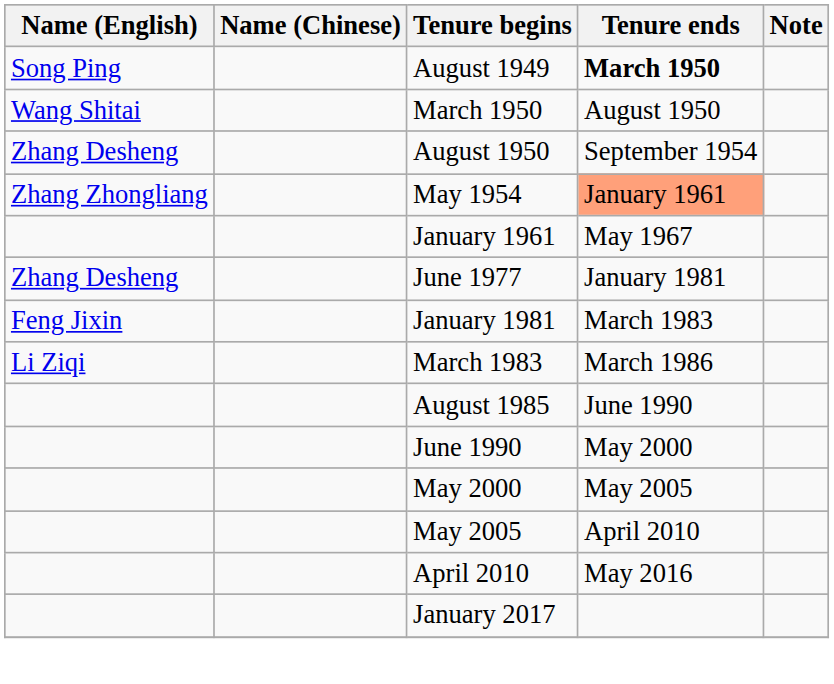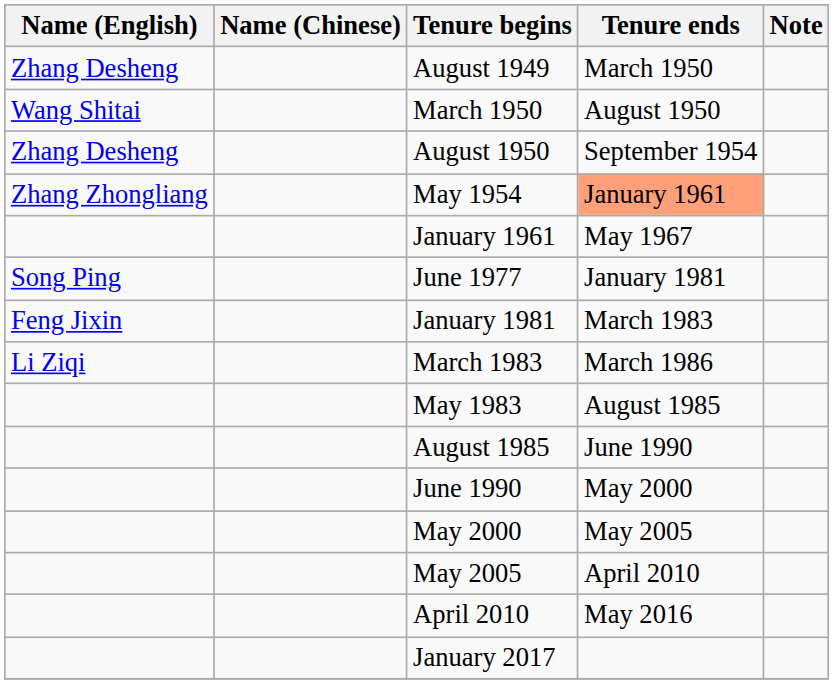(66, 67) Song Ping -> (95, 67) Zhang Desheng
(652, 67) bold -> (649, 67) normal
(95, 278) Zhang Desheng -> (66, 278) Song Ping
+ row: (467, 404)
